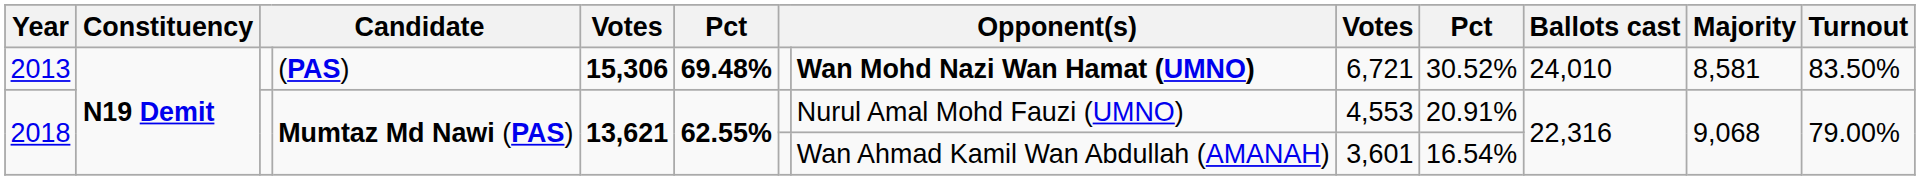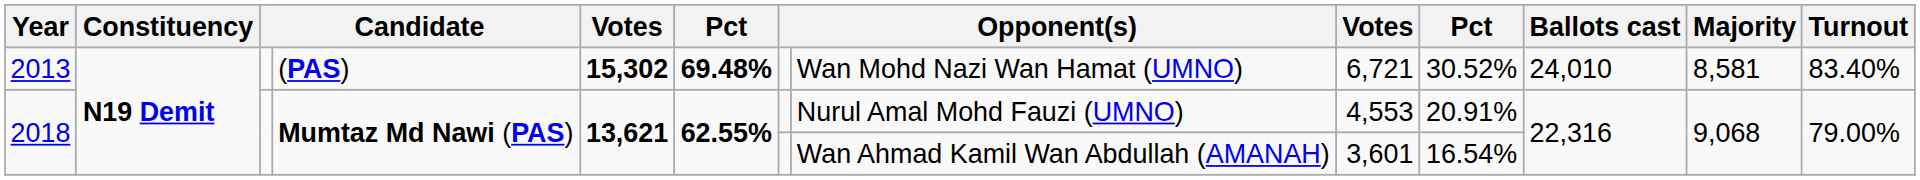(627, 69) 15,306 -> (627, 69) 15,302
(1026, 69) bold -> (1020, 69) normal
(1854, 69) 83.50% -> (1854, 69) 83.40%
